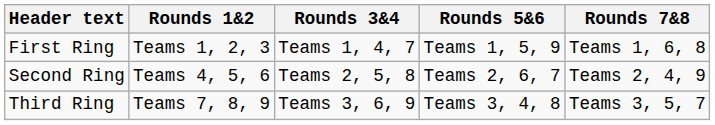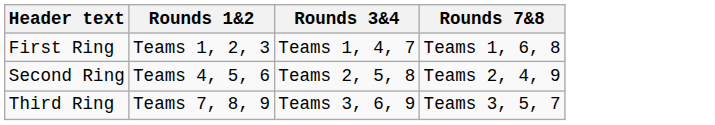- column: (492, 19)
